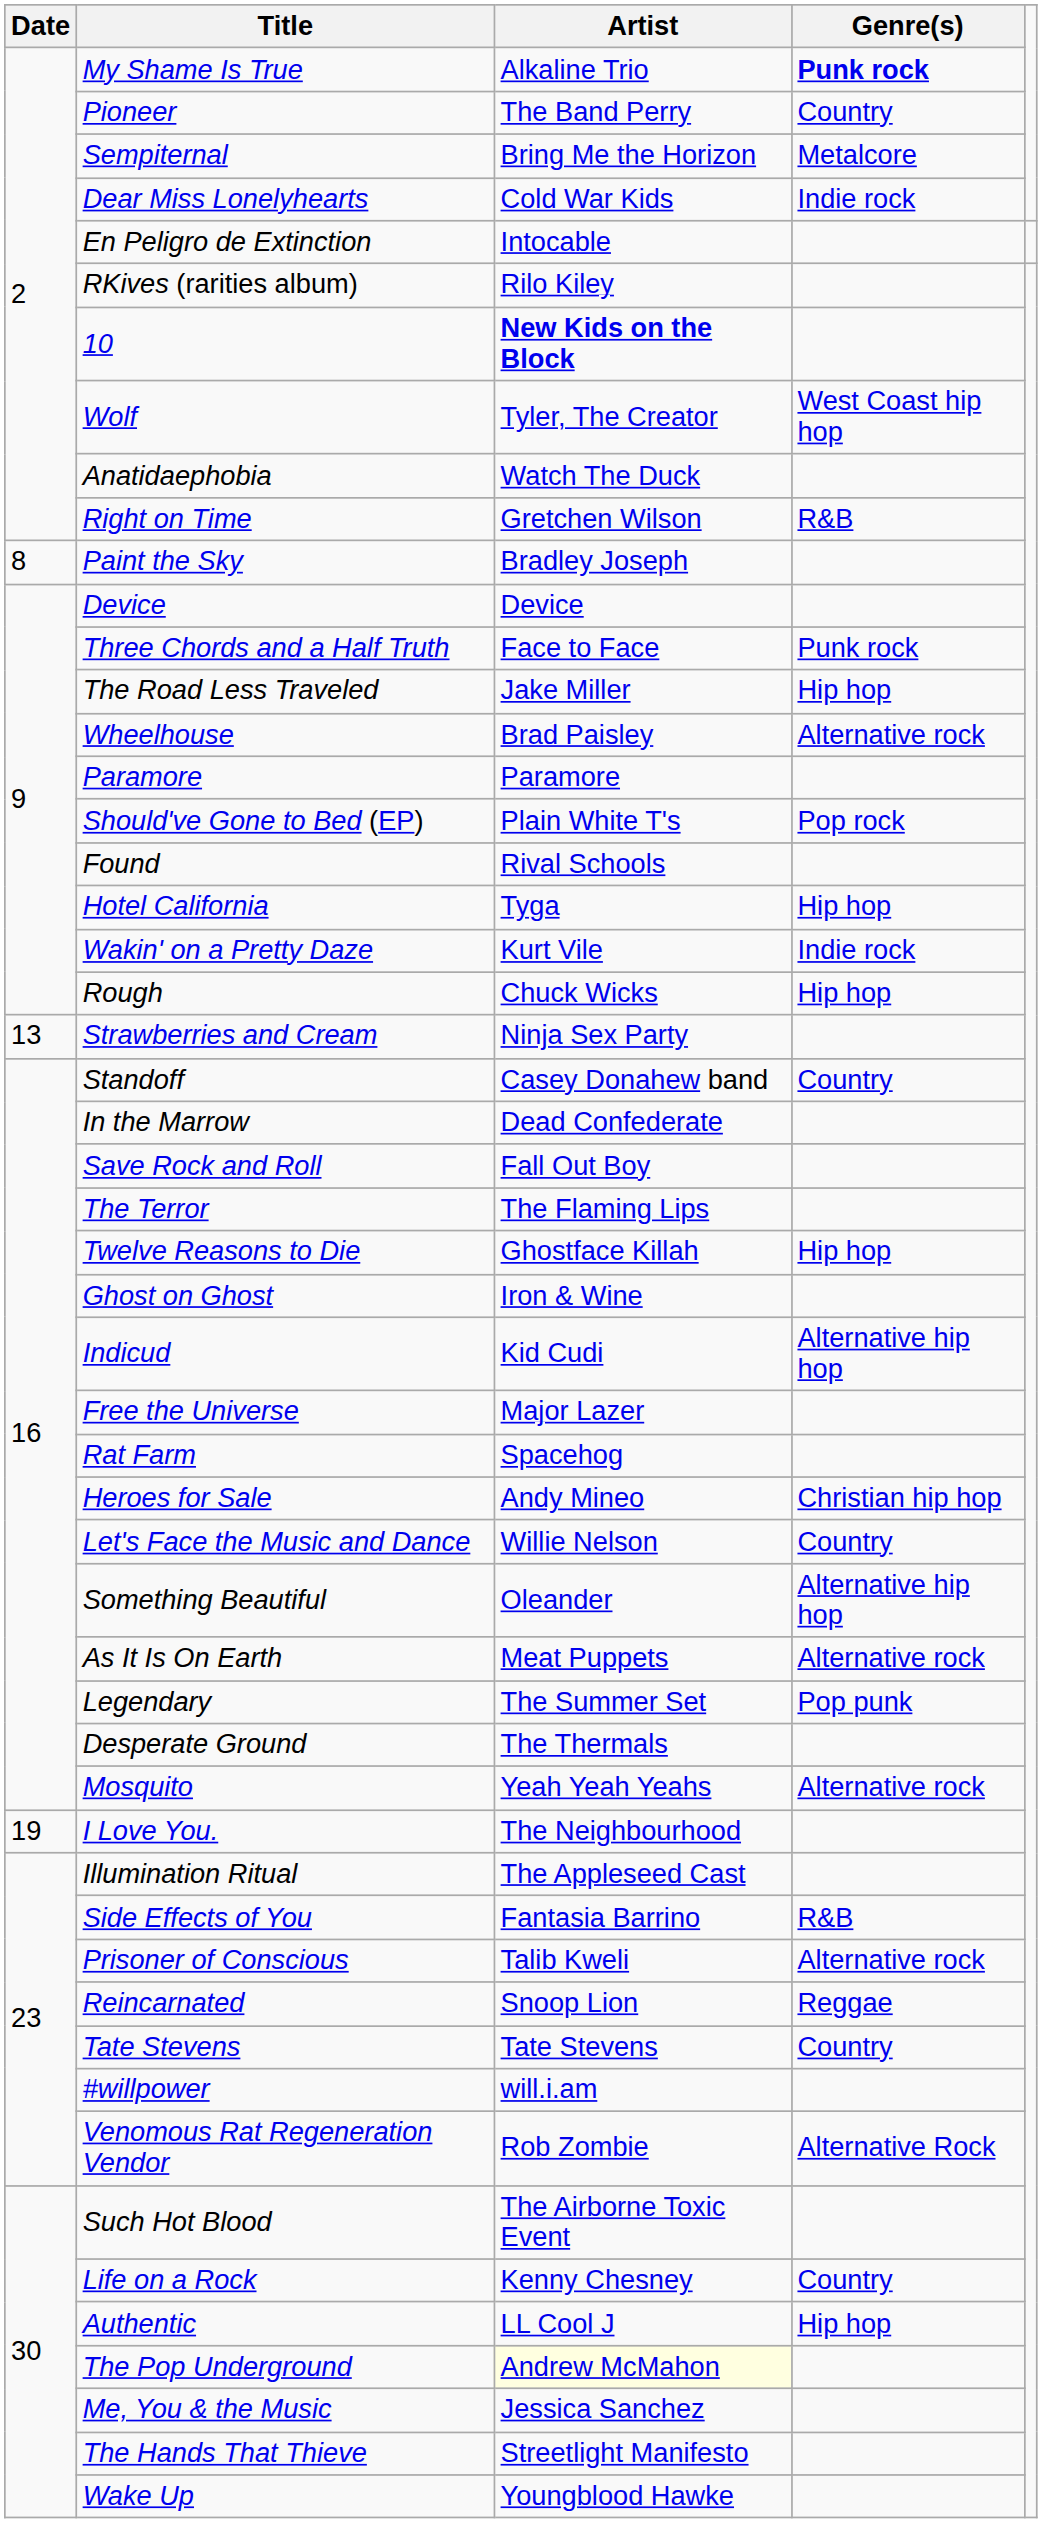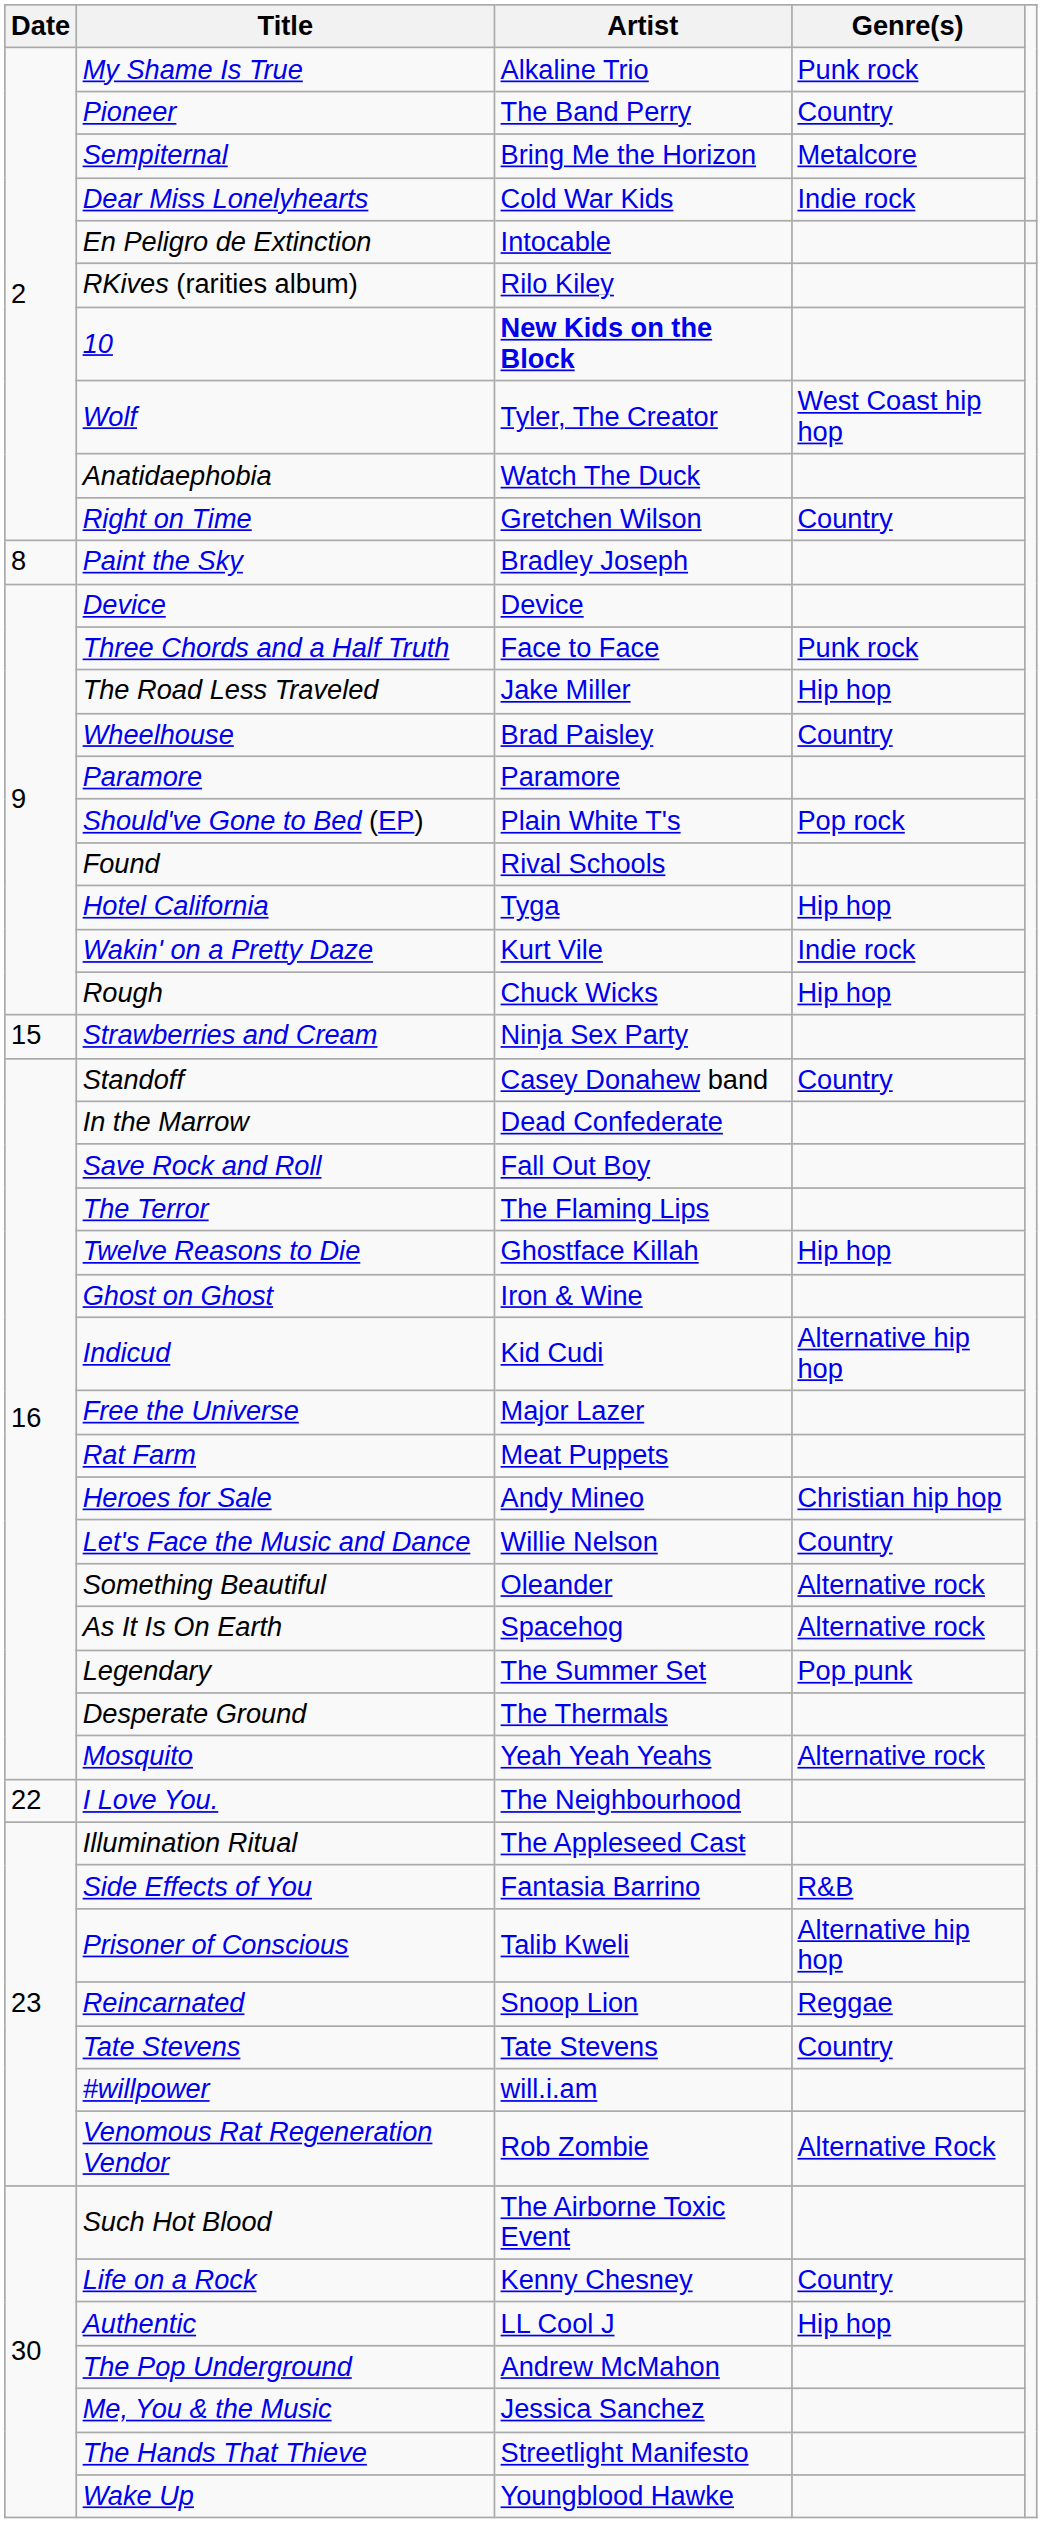(863, 69) bold -> (858, 69) normal
(825, 518) R&B -> (845, 518) Country
(891, 734) Alternative rock -> (845, 734) Country
(26, 1036) 13 -> (26, 1036) 15
(562, 1455) Spacehog -> (585, 1455) Meat Puppets
(884, 1599) Alternative hip hop -> (891, 1584) Alternative rock
(585, 1658) Meat Puppets -> (562, 1627) Spacehog
(26, 1830) 19 -> (26, 1800) 22
(891, 1960) Alternative rock -> (884, 1944) Alternative hip hop
(610, 2366) lightyellow background -> (610, 2366) no background
